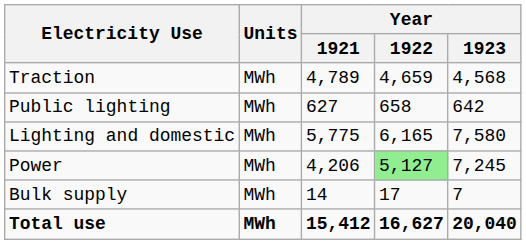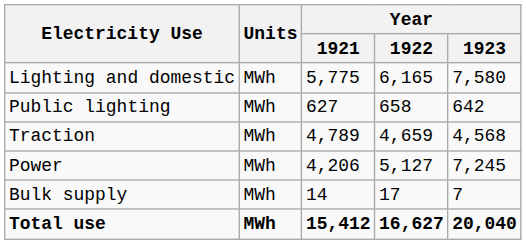rows swapped: (122, 136) <-> (52, 78)
(406, 166) lightgreen background -> (406, 166) no background
